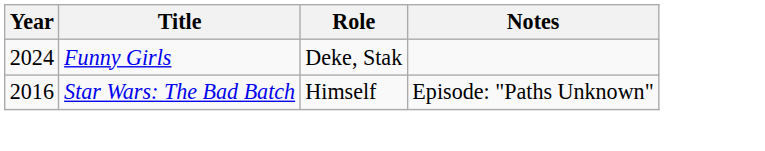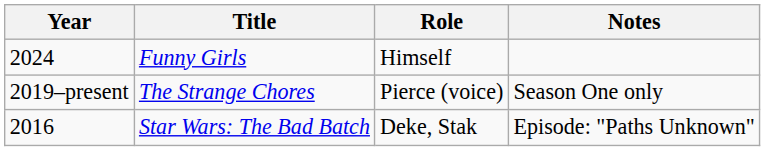(354, 57) Deke, Stak -> (416, 57) Himself
+ row: (227, 92)
(341, 92) Himself -> (429, 127) Deke, Stak
